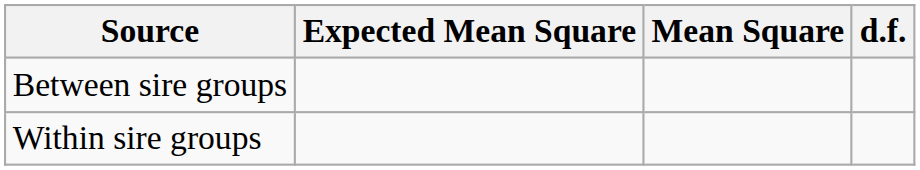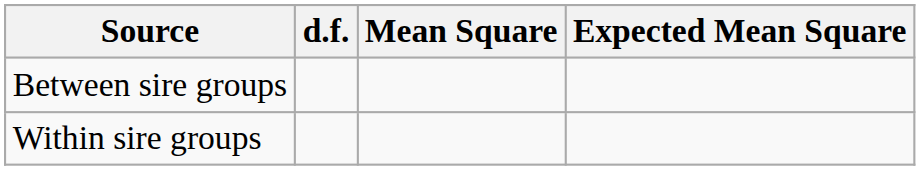columns swapped: (883, 31) <-> (469, 31)
